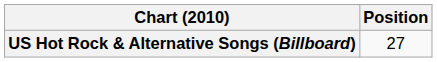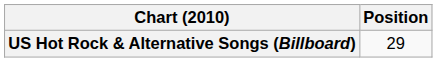(396, 43) 27 -> (396, 43) 29
